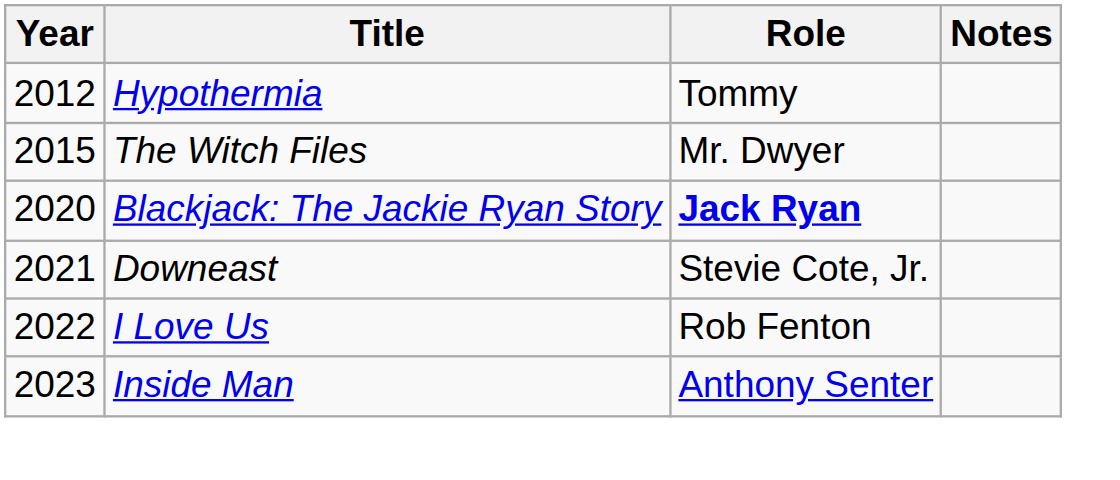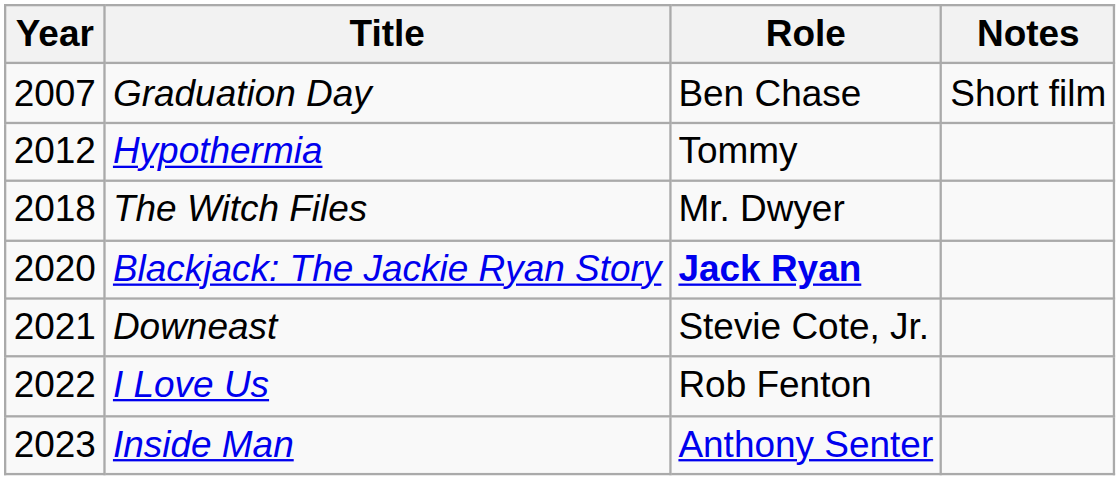+ row: (242, 92)
(55, 151) 2015 -> (55, 209) 2018
